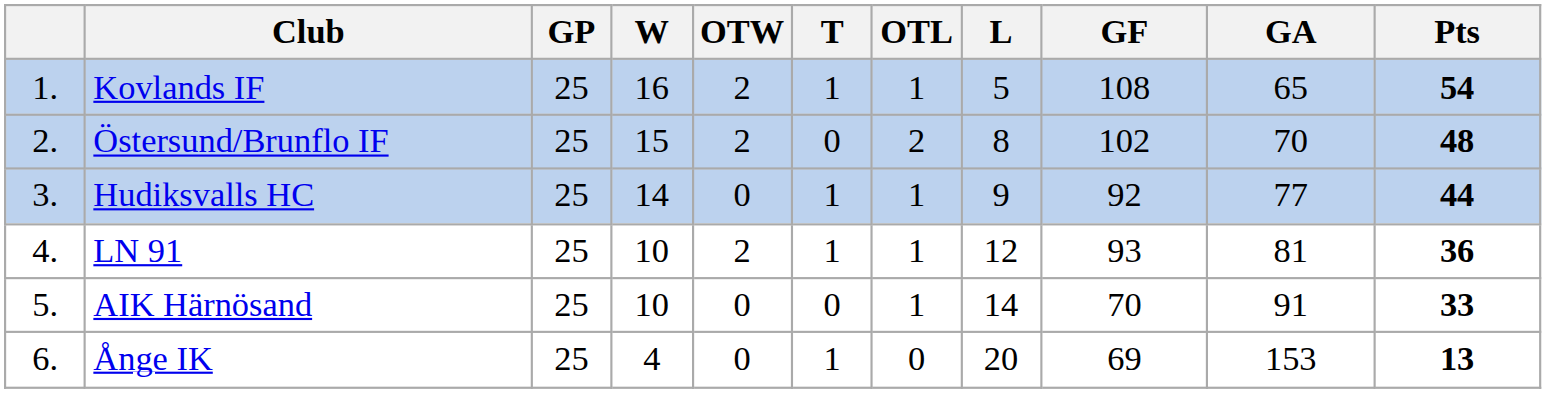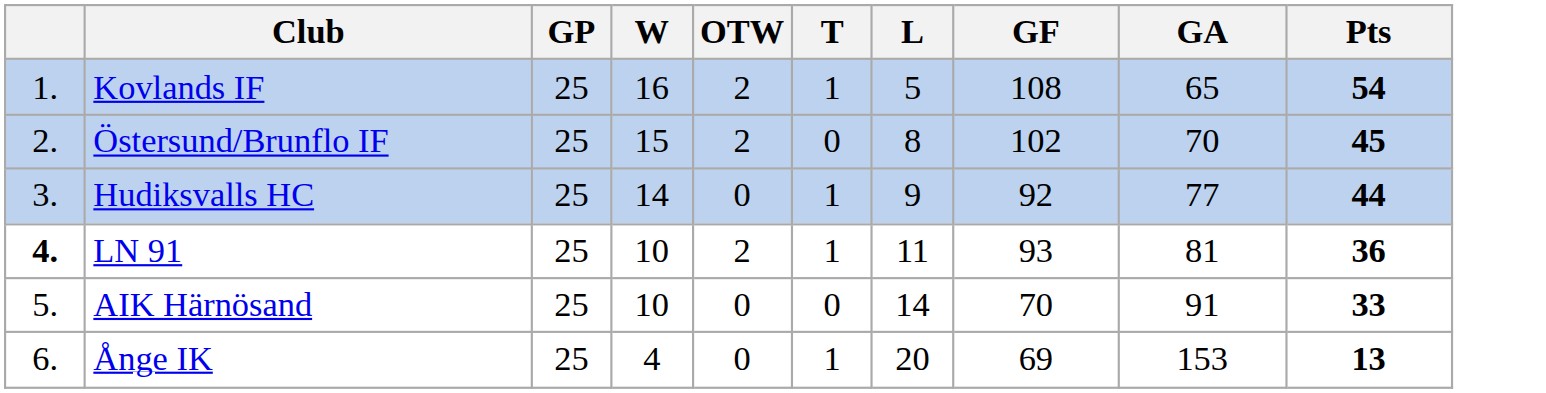- column: (917, 31)
(1457, 140) 48 -> (1369, 140) 45
(45, 250) normal -> (45, 250) bold
(1001, 250) 12 -> (913, 250) 11
